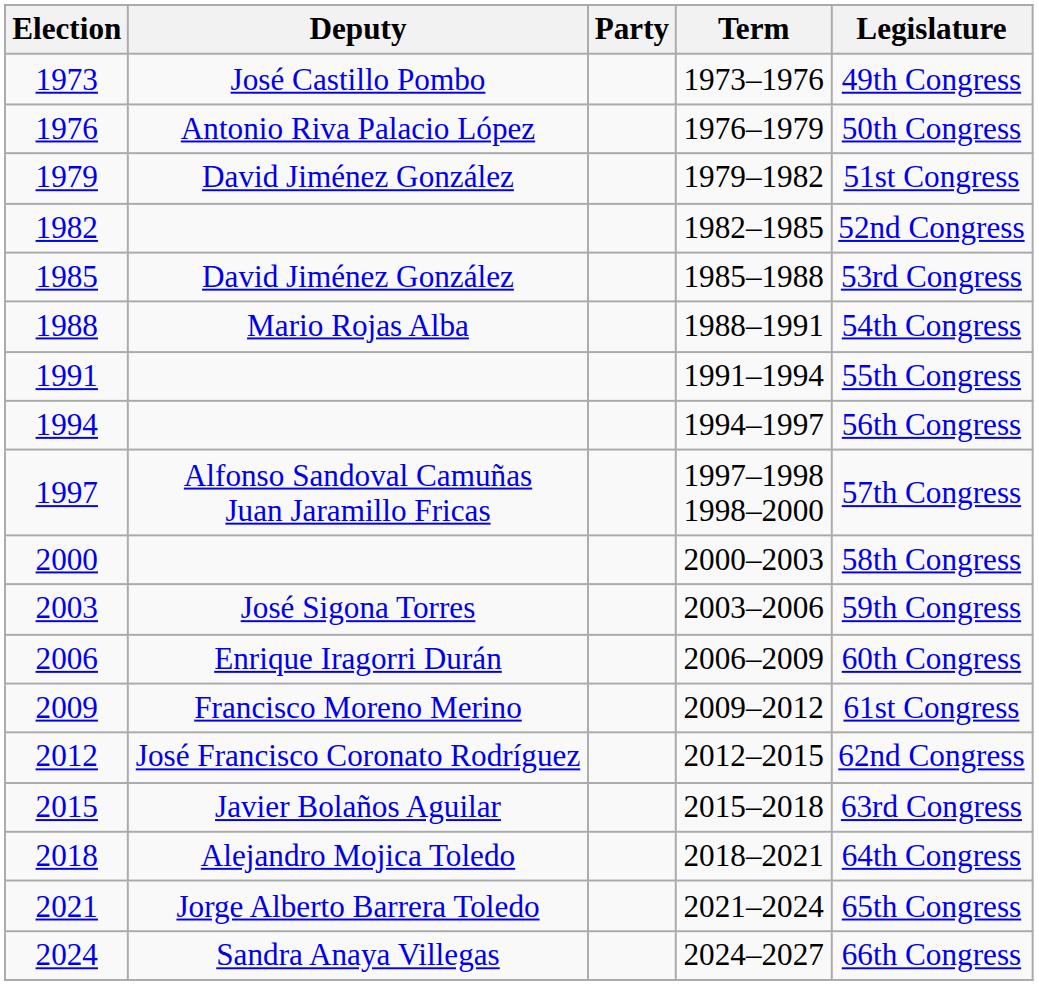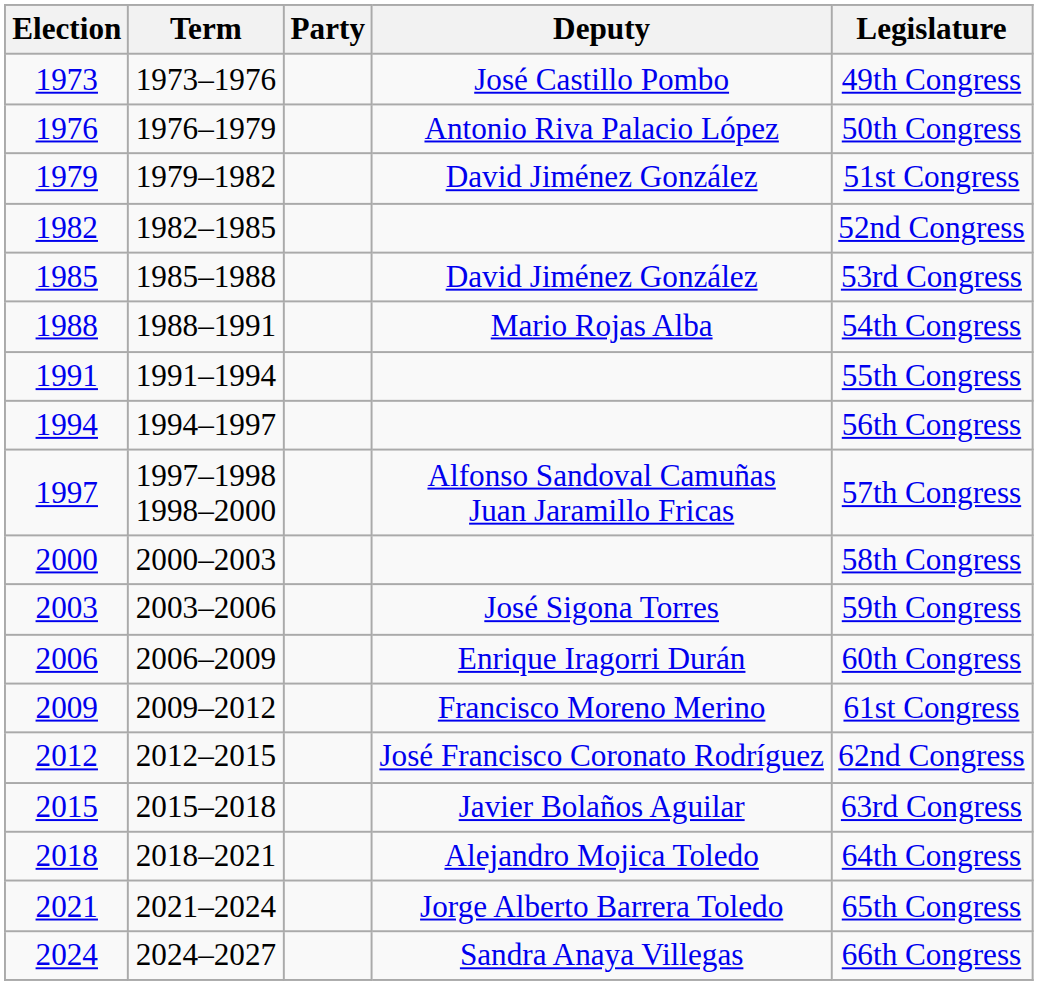columns swapped: (358, 29) <-> (754, 29)
